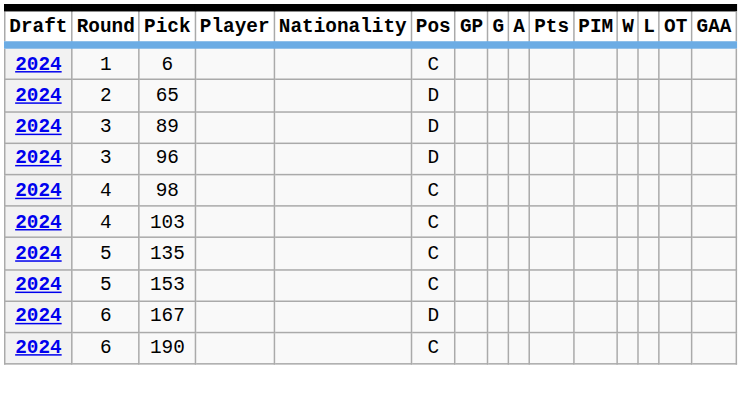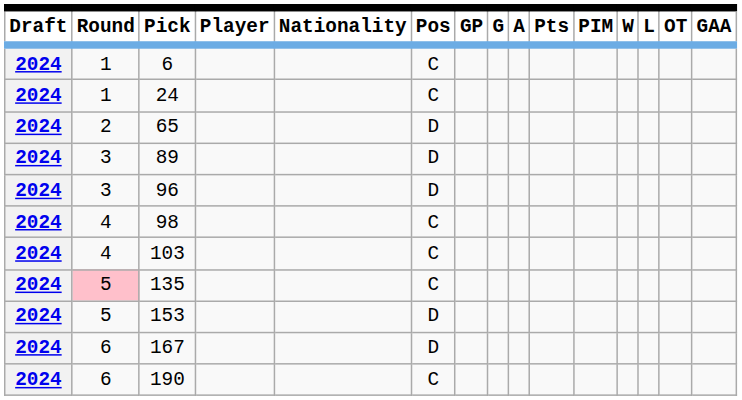+ row: (167, 96)
(106, 253) no background -> (106, 285) pink background
(433, 285) C -> (433, 317) D
